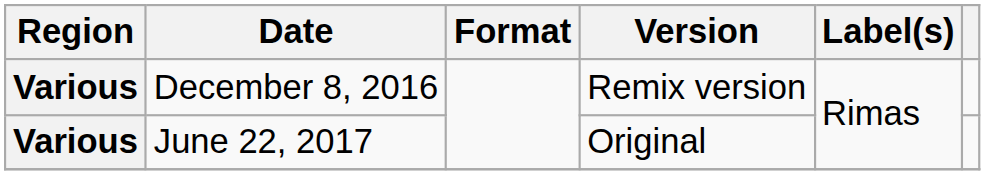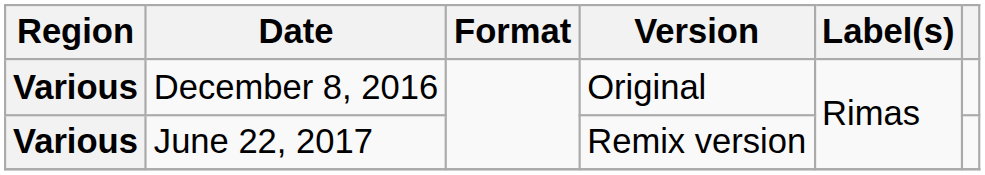(697, 86) Remix version -> (647, 86) Original
(647, 141) Original -> (697, 141) Remix version
